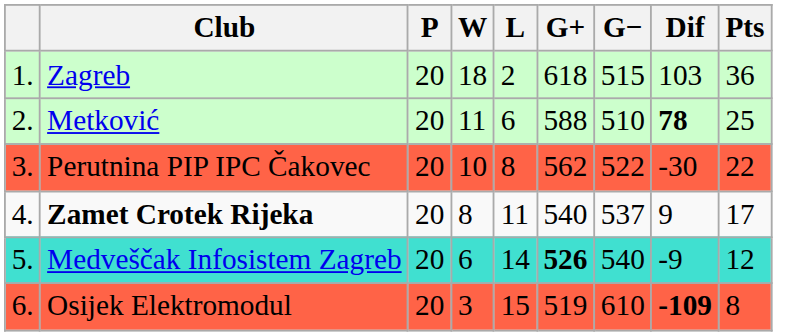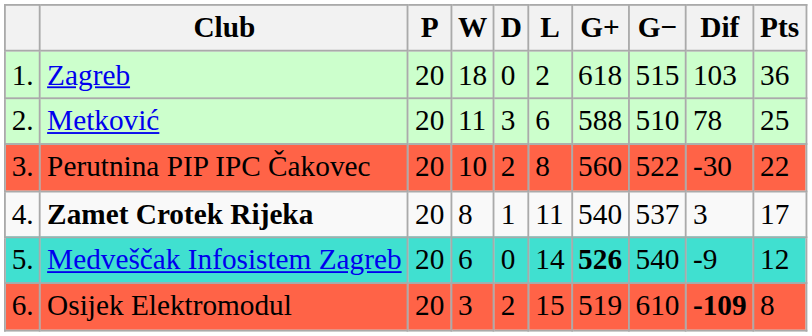+ column: (511, 27)
(673, 120) bold -> (708, 120) normal
(565, 167) 562 -> (600, 167) 560
(666, 213) 9 -> (700, 213) 3
